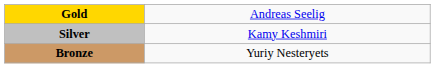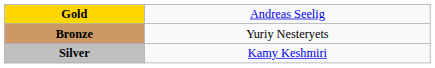rows swapped: (74, 33) <-> (74, 53)
